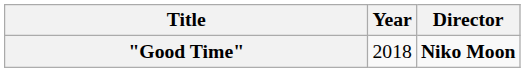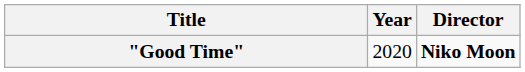(392, 51) 2018 -> (392, 51) 2020
